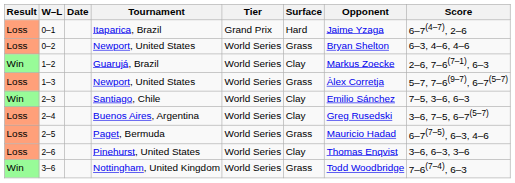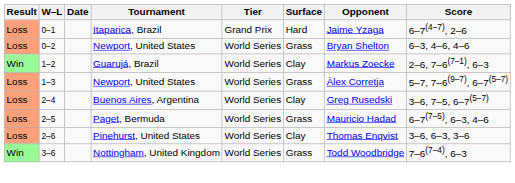- row: (48, 99)
